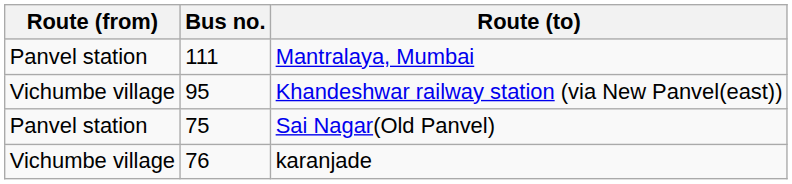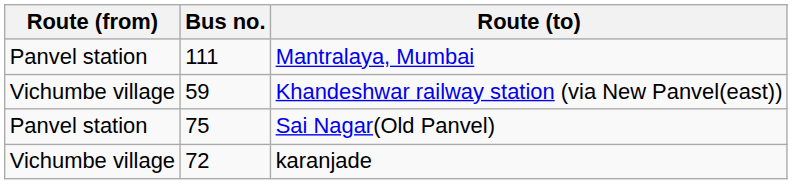(197, 91) 95 -> (197, 91) 59
(197, 160) 76 -> (197, 160) 72
